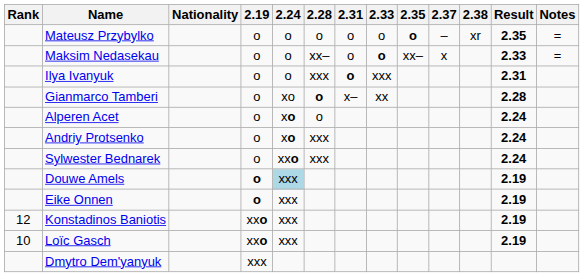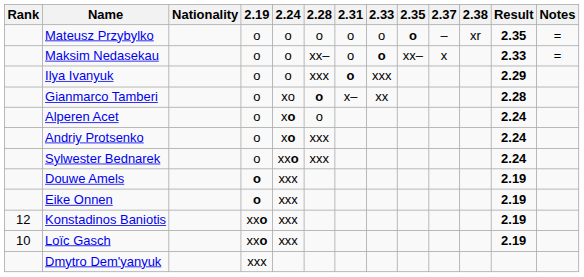(514, 76) 2.31 -> (514, 76) 2.29
(288, 179) lightblue background -> (288, 179) no background
